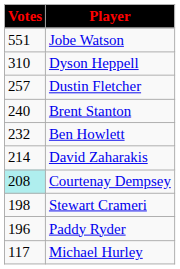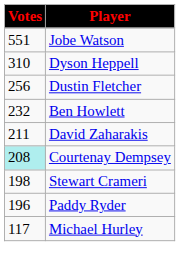(19, 87) 257 -> (19, 87) 256
- row: (90, 110)
(19, 157) 214 -> (19, 134) 211
